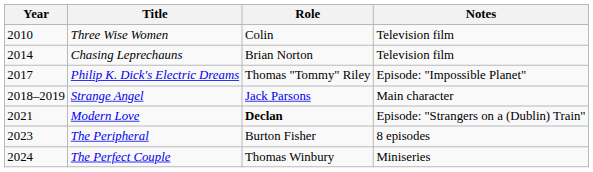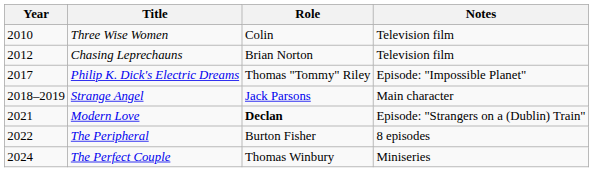(20, 55) 2014 -> (20, 55) 2012
(20, 136) 2023 -> (20, 136) 2022
